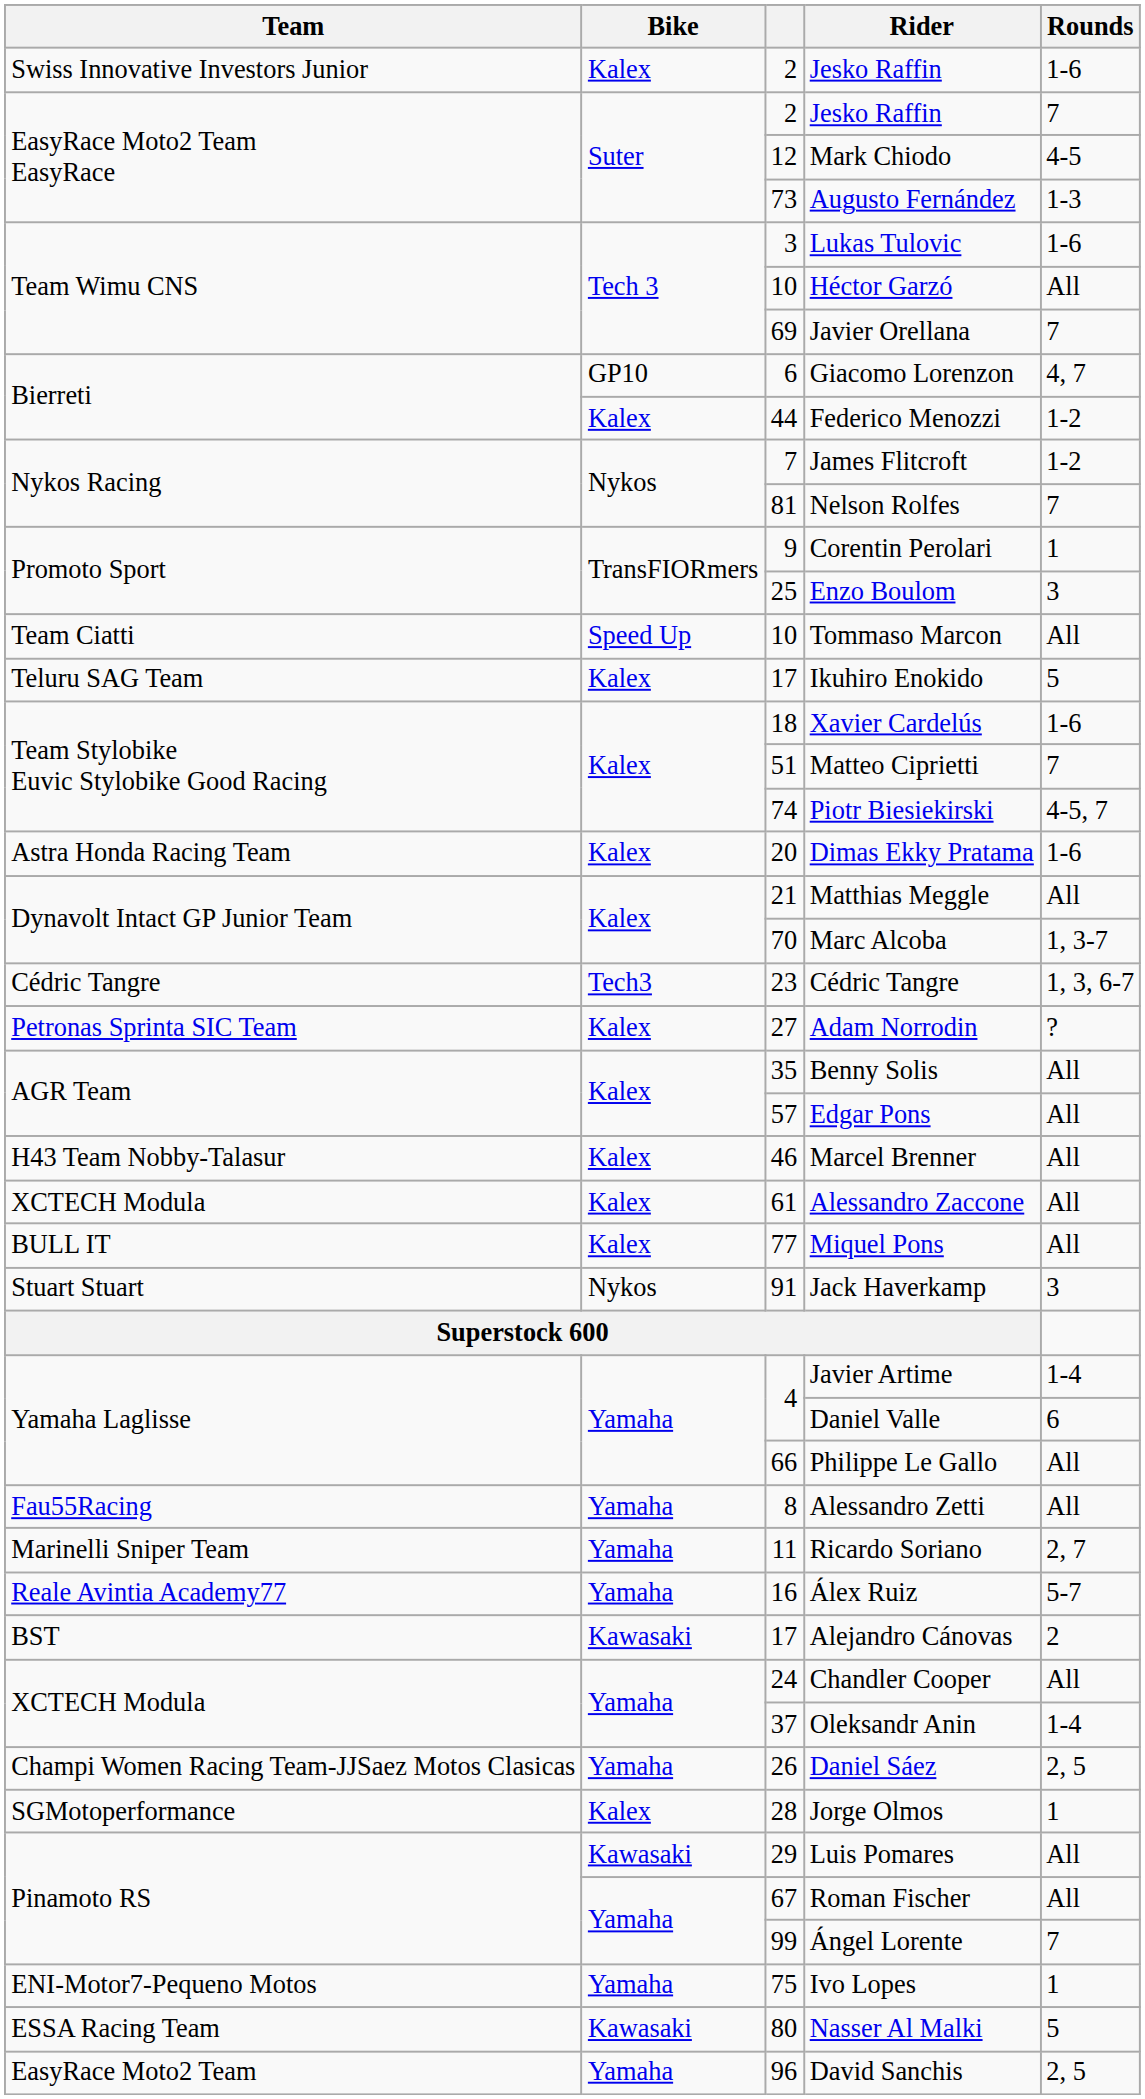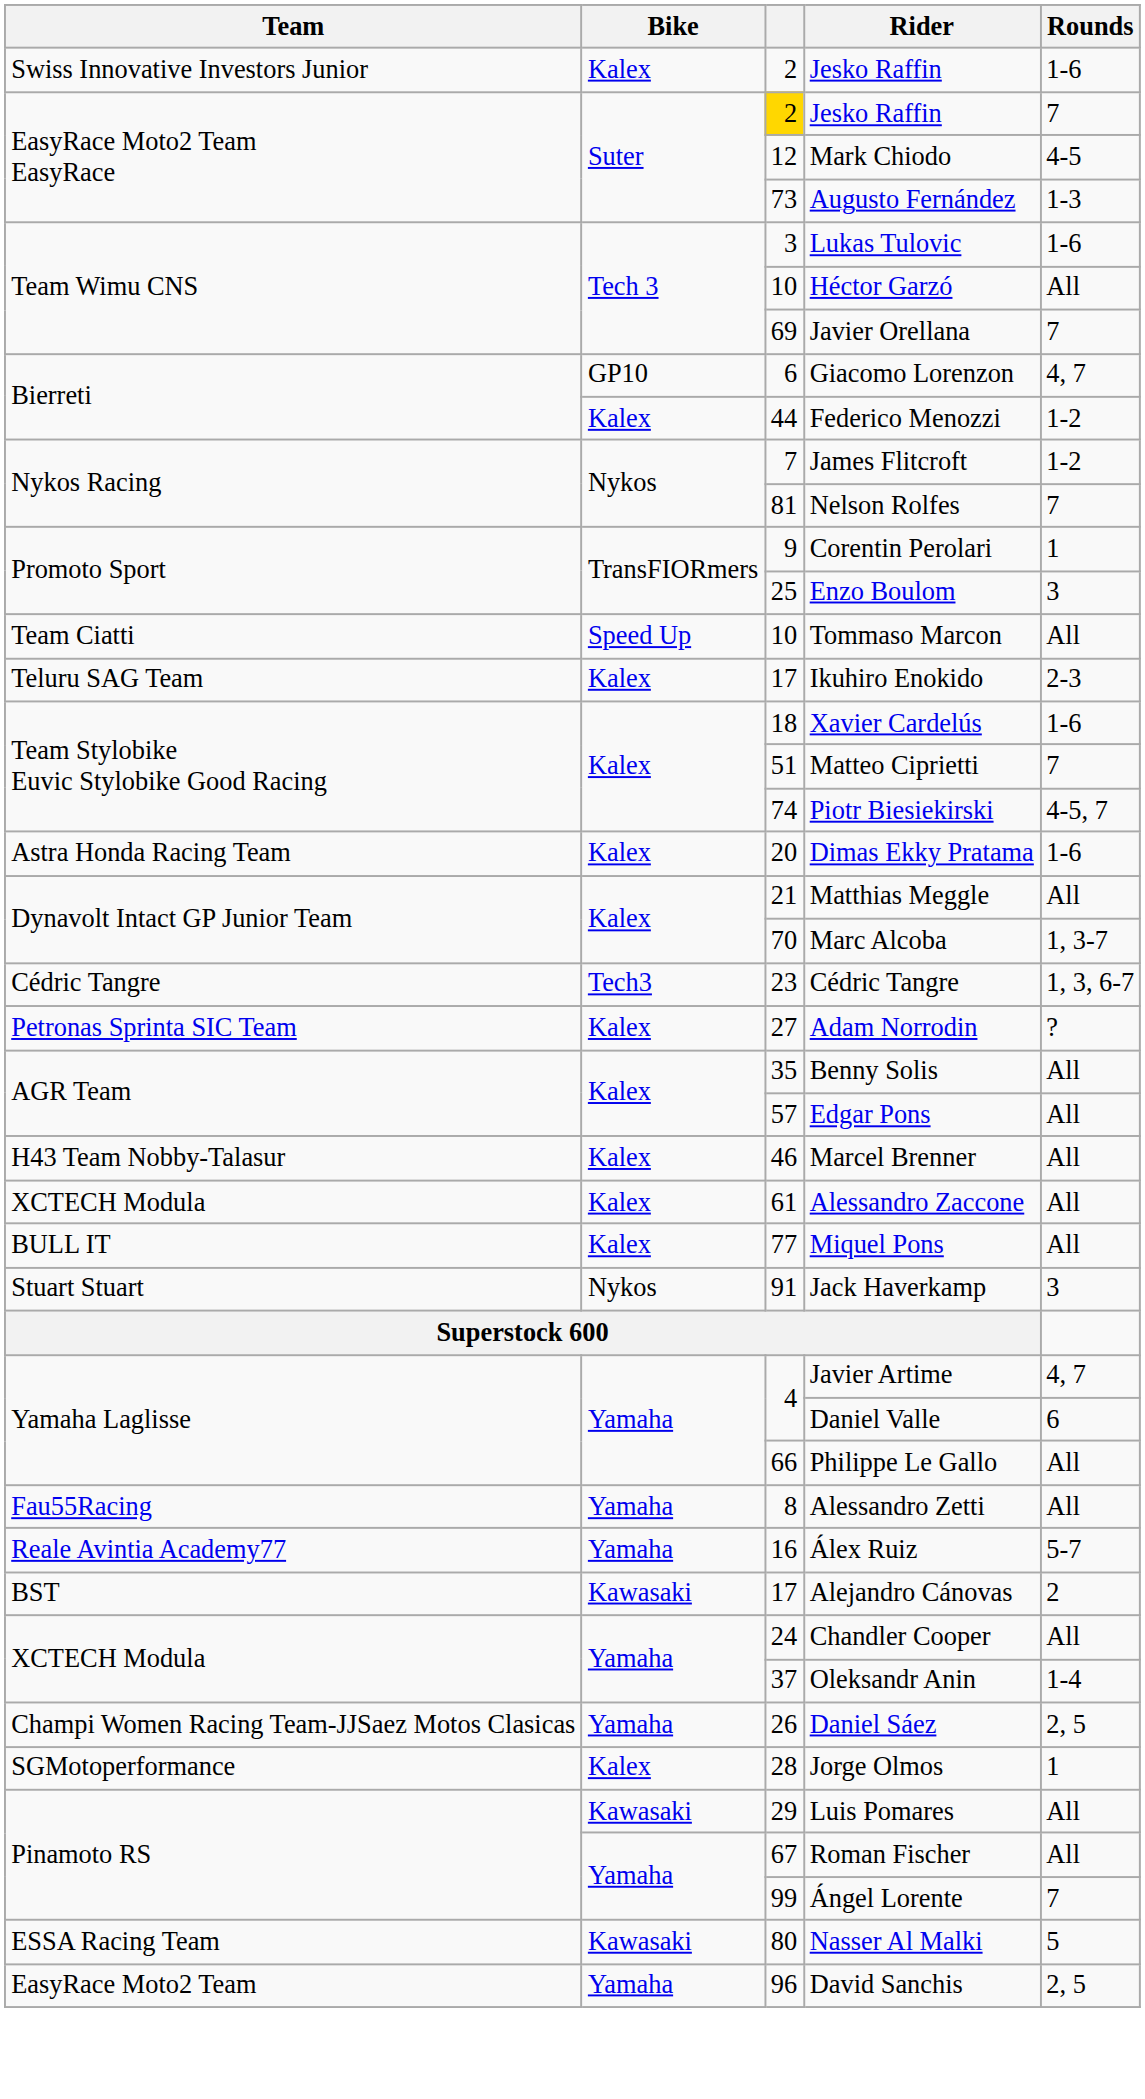(791, 112) no background -> (791, 112) gold background
(1053, 678) 5 -> (1064, 678) 2-3
(1064, 1375) 1-4 -> (1066, 1375) 4, 7
- row: (130, 1549)
- row: (164, 1984)
